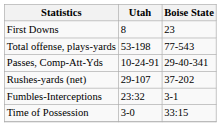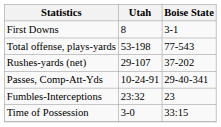(170, 29) 23 -> (171, 29) 3-1
rows swapped: (47, 79) <-> (55, 63)
(171, 96) 3-1 -> (170, 96) 23
